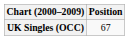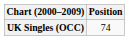(106, 27) 67 -> (106, 27) 74
